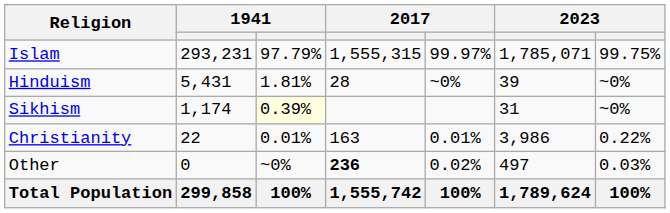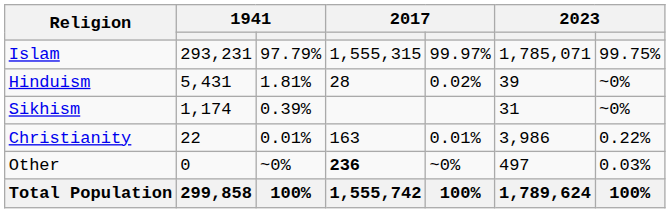(445, 82) ~0% -> (455, 82) 0.02%
(286, 110) lightyellow background -> (286, 110) no background
(455, 165) 0.02% -> (445, 165) ~0%
